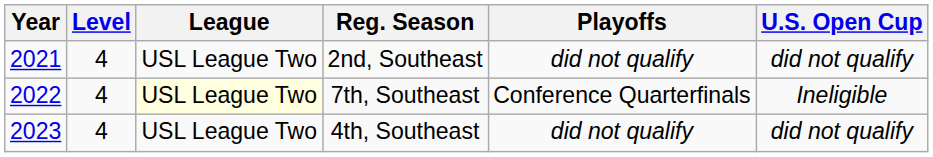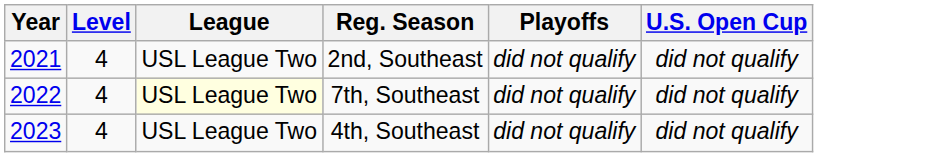(622, 95) Conference Quarterfinals -> (564, 95) did not qualify
(842, 95) Ineligible -> (727, 95) did not qualify
